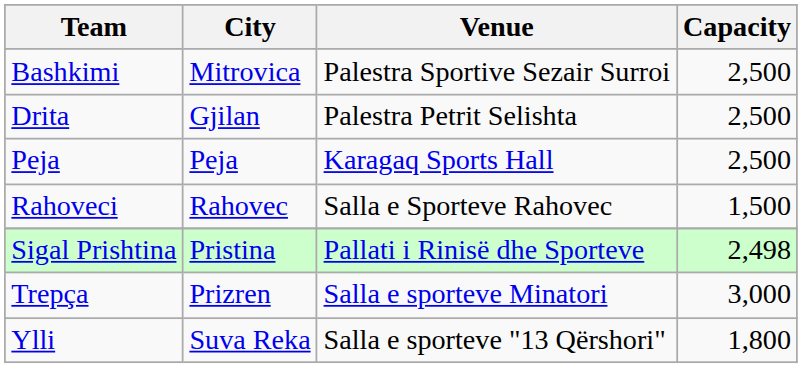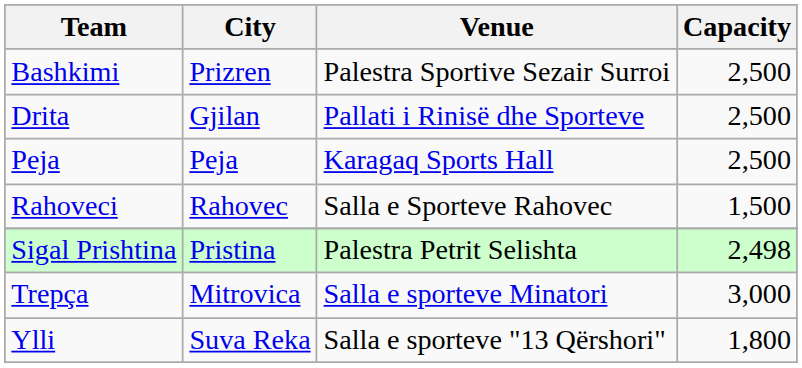(245, 71) Mitrovica -> (230, 71) Prizren
(450, 116) Palestra Petrit Selishta -> (484, 116) Pallati i Rinisë dhe Sporteve
(484, 250) Pallati i Rinisë dhe Sporteve -> (450, 250) Palestra Petrit Selishta
(230, 294) Prizren -> (245, 294) Mitrovica
